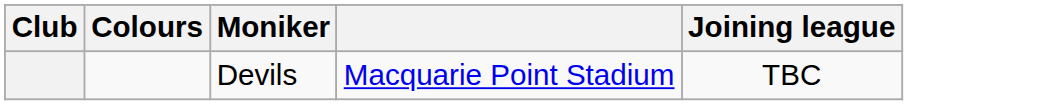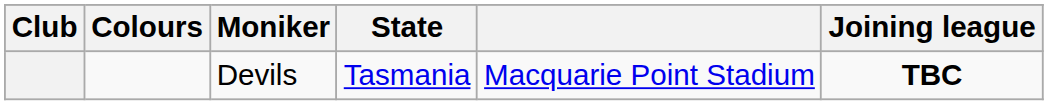+ column: (407, 27)
(792, 74) normal -> (932, 74) bold
